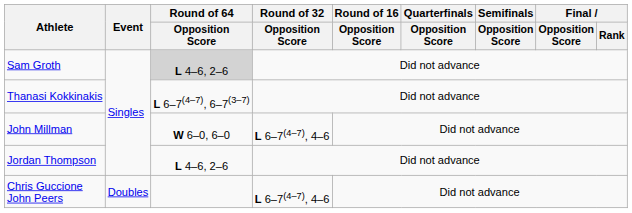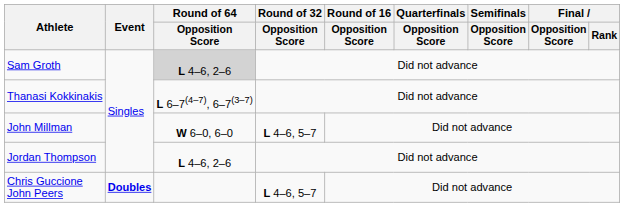(292, 136) L 6–7(4–7), 4–6 -> (290, 134) L 4–6, 5–7
(128, 192) normal -> (130, 188) bold
(292, 198) L 6–7(4–7), 4–6 -> (290, 194) L 4–6, 5–7
